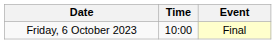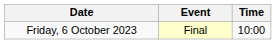columns swapped: (178, 13) <-> (234, 13)
